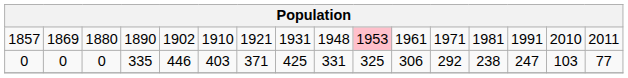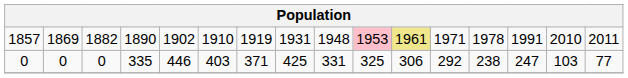(102, 38) 1880 -> (102, 38) 1882
(256, 38) 1921 -> (256, 38) 1919
(411, 38) no background -> (411, 38) khaki background
(488, 38) 1981 -> (488, 38) 1978
